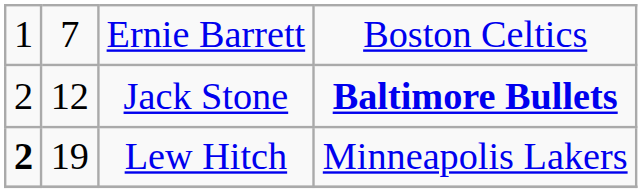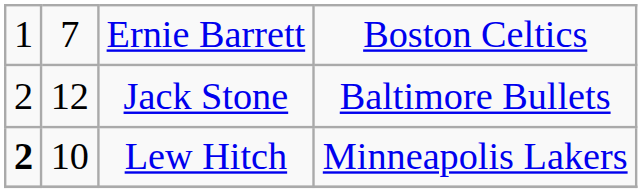(475, 95) bold -> (475, 95) normal
(70, 156) 19 -> (70, 156) 10
